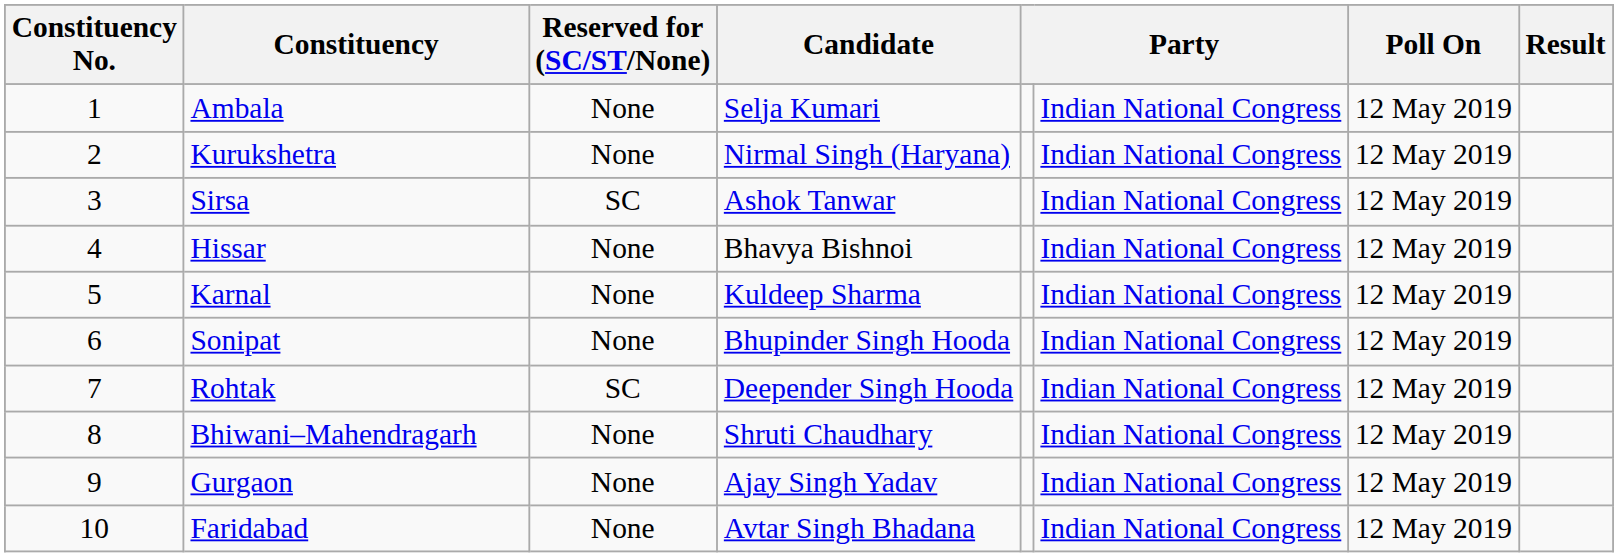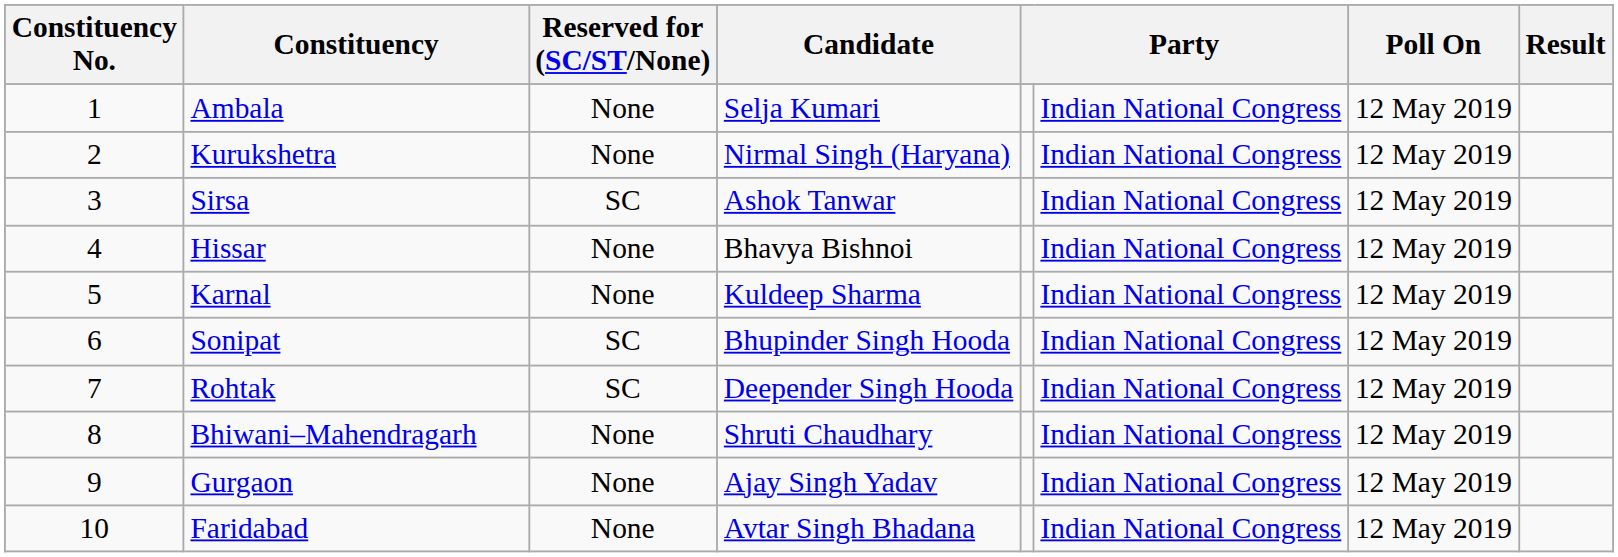(623, 341) None -> (623, 341) SC
